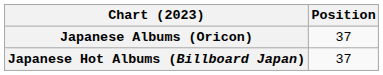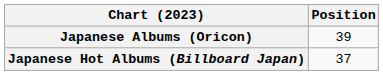(344, 37) 37 -> (344, 37) 39
